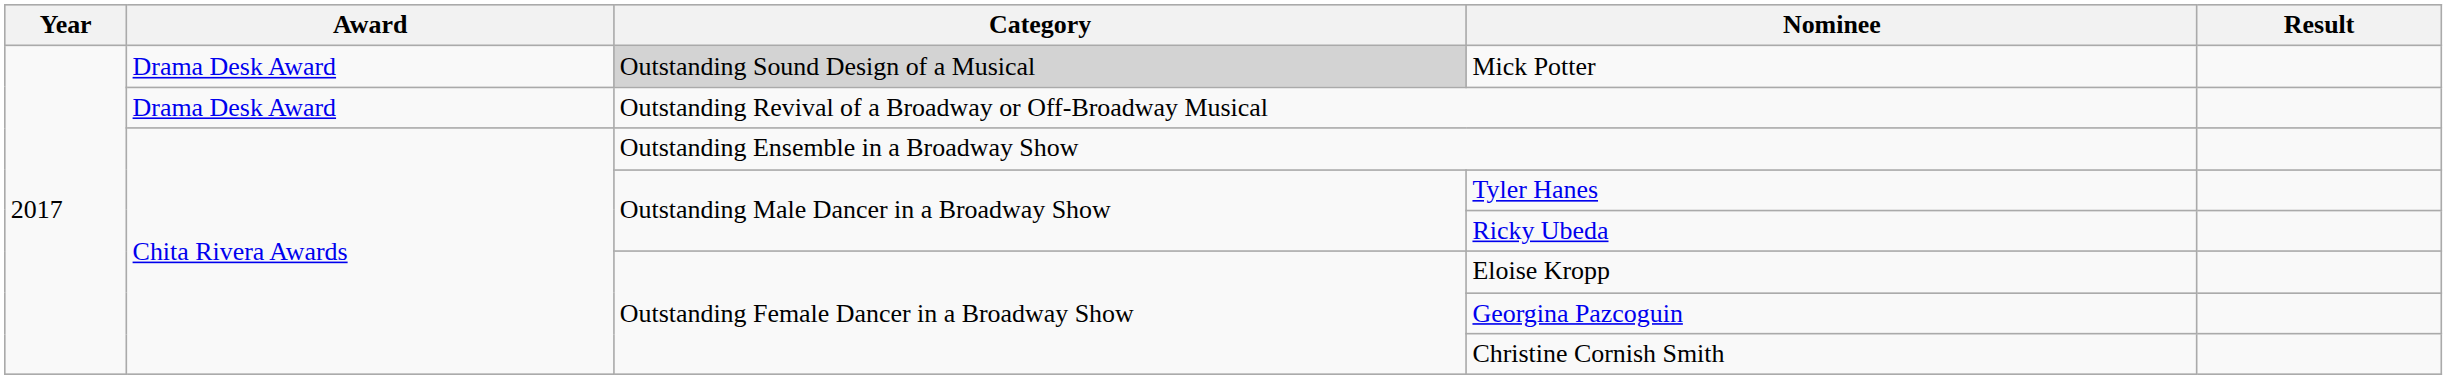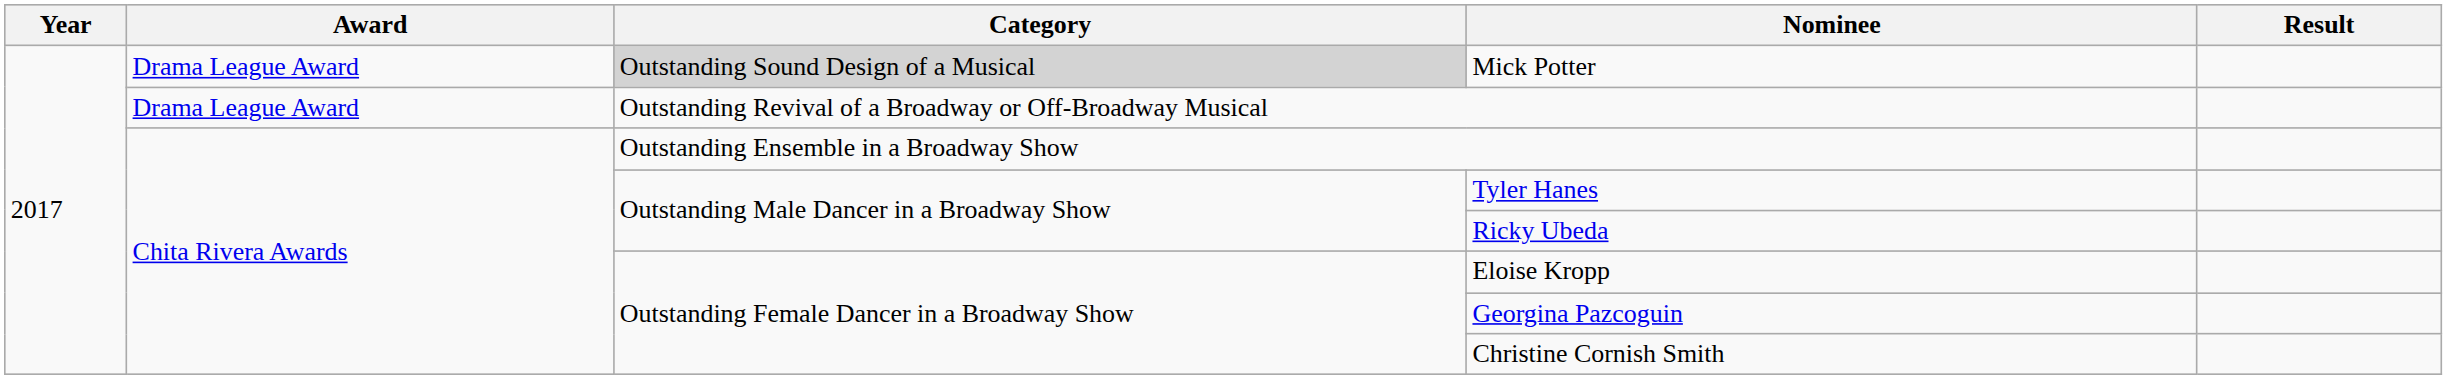(234, 66) Drama Desk Award -> (246, 66) Drama League Award
(234, 107) Drama Desk Award -> (246, 107) Drama League Award
